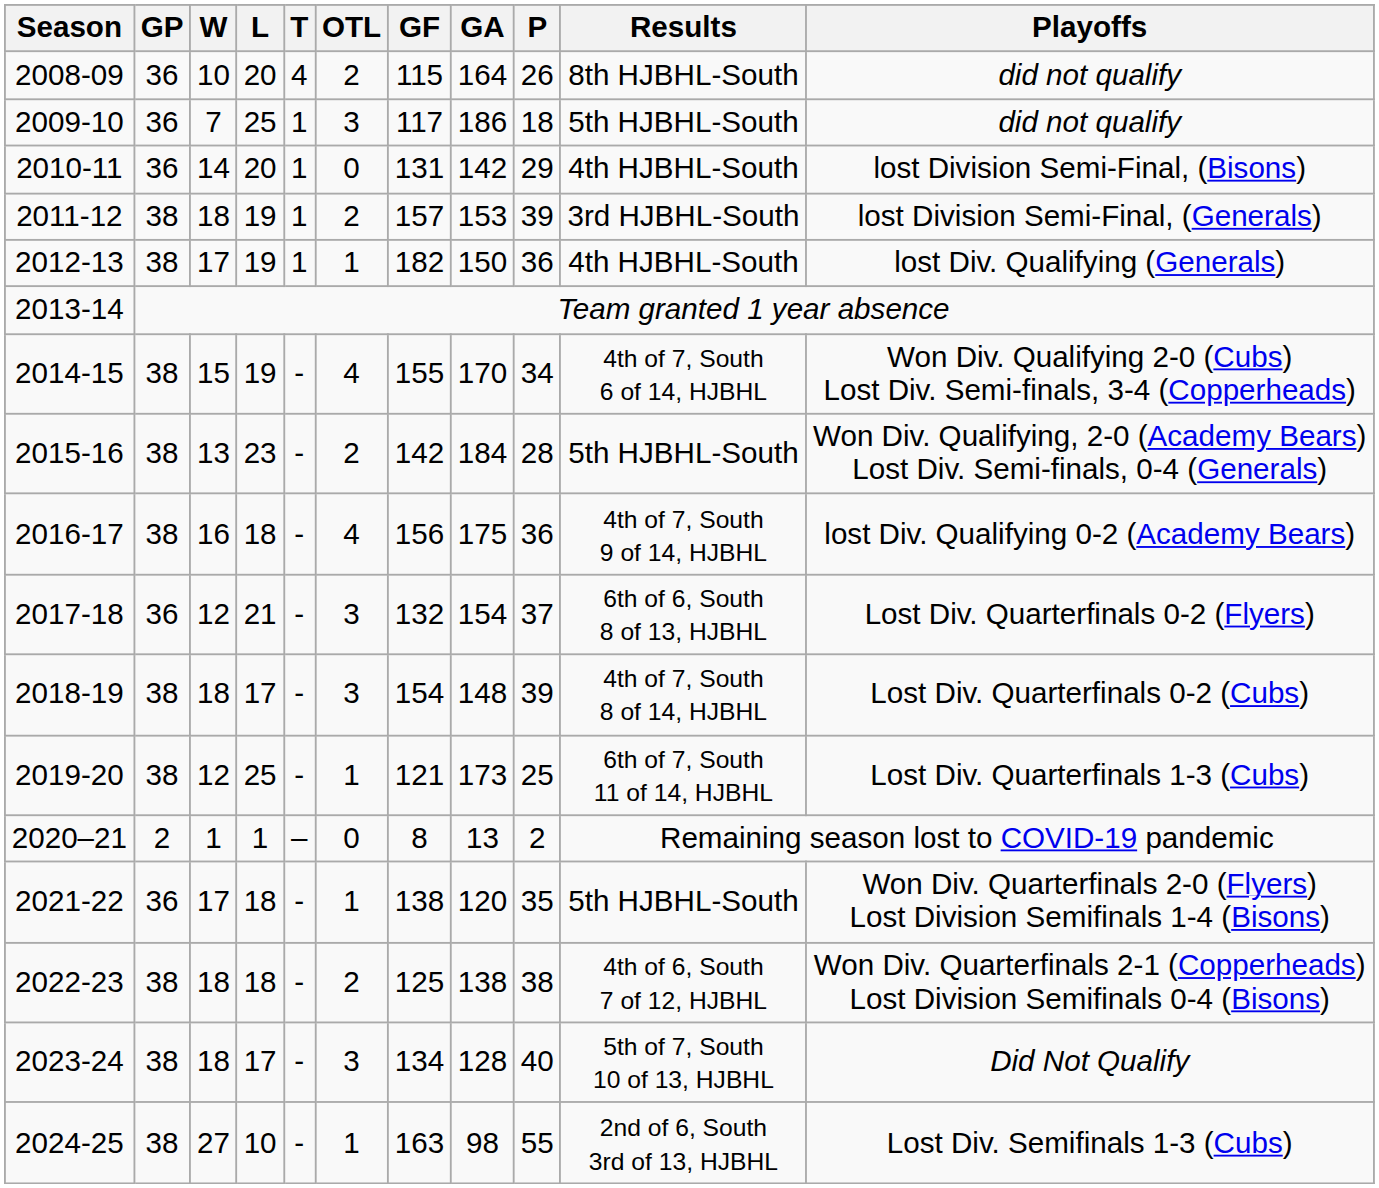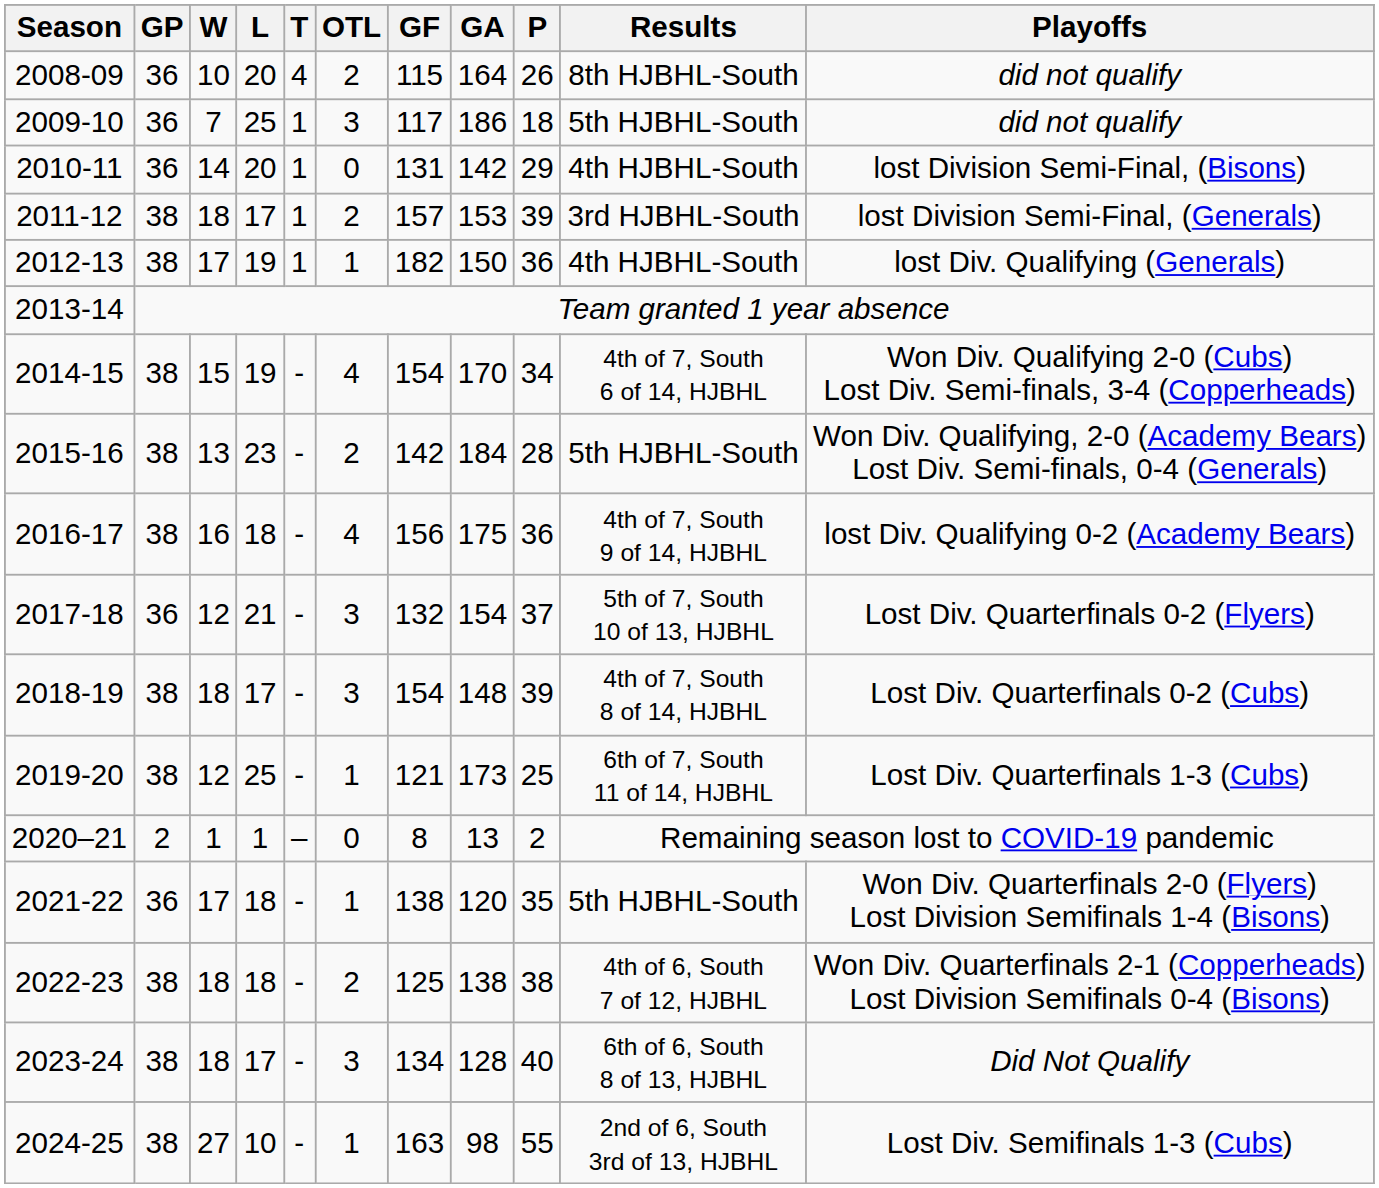(260, 215) 19 -> (260, 215) 17
(419, 373) 155 -> (419, 373) 154
(683, 615) 6th of 6, South 8 of 13, HJBHL -> (683, 615) 5th of 7, South 10 of 13, HJBHL
(683, 1063) 5th of 7, South 10 of 13, HJBHL -> (683, 1063) 6th of 6, South 8 of 13, HJBHL
